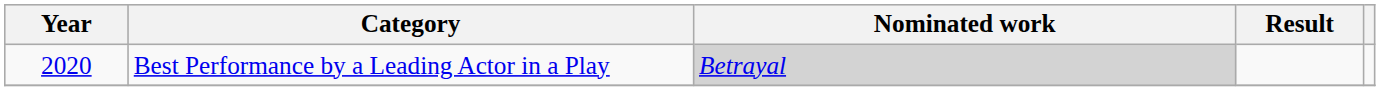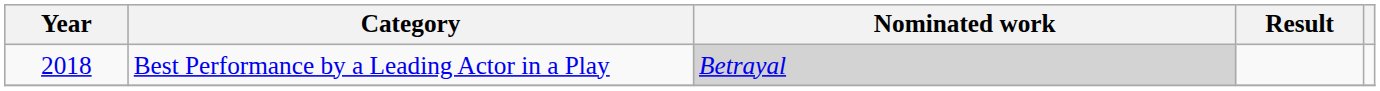(66, 64) 2020 -> (66, 64) 2018
